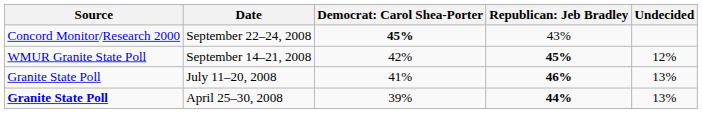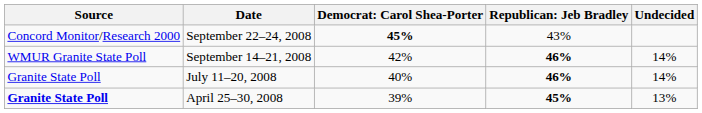(559, 56) 45% -> (559, 56) 46%
(664, 56) 12% -> (664, 56) 14%
(400, 77) 41% -> (400, 77) 40%
(664, 77) 13% -> (664, 77) 14%
(559, 98) 44% -> (559, 98) 45%
